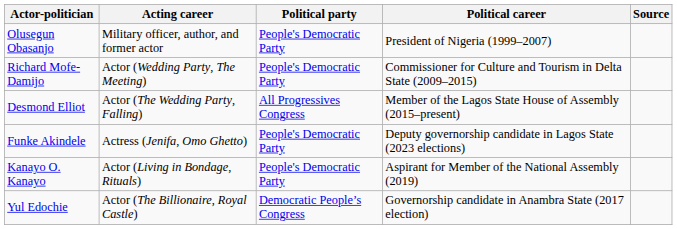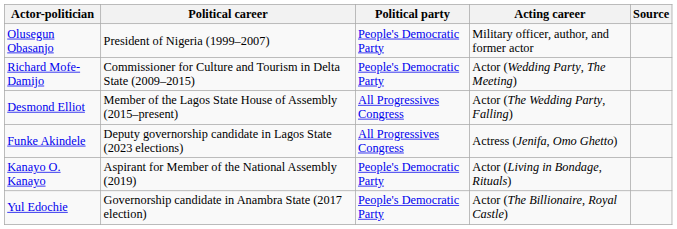columns swapped: (178, 14) <-> (506, 14)
(309, 140) People's Democratic Party -> (399, 140) All Progressives Congress
(310, 207) Democratic People’s Congress -> (409, 207) People's Democratic Party
